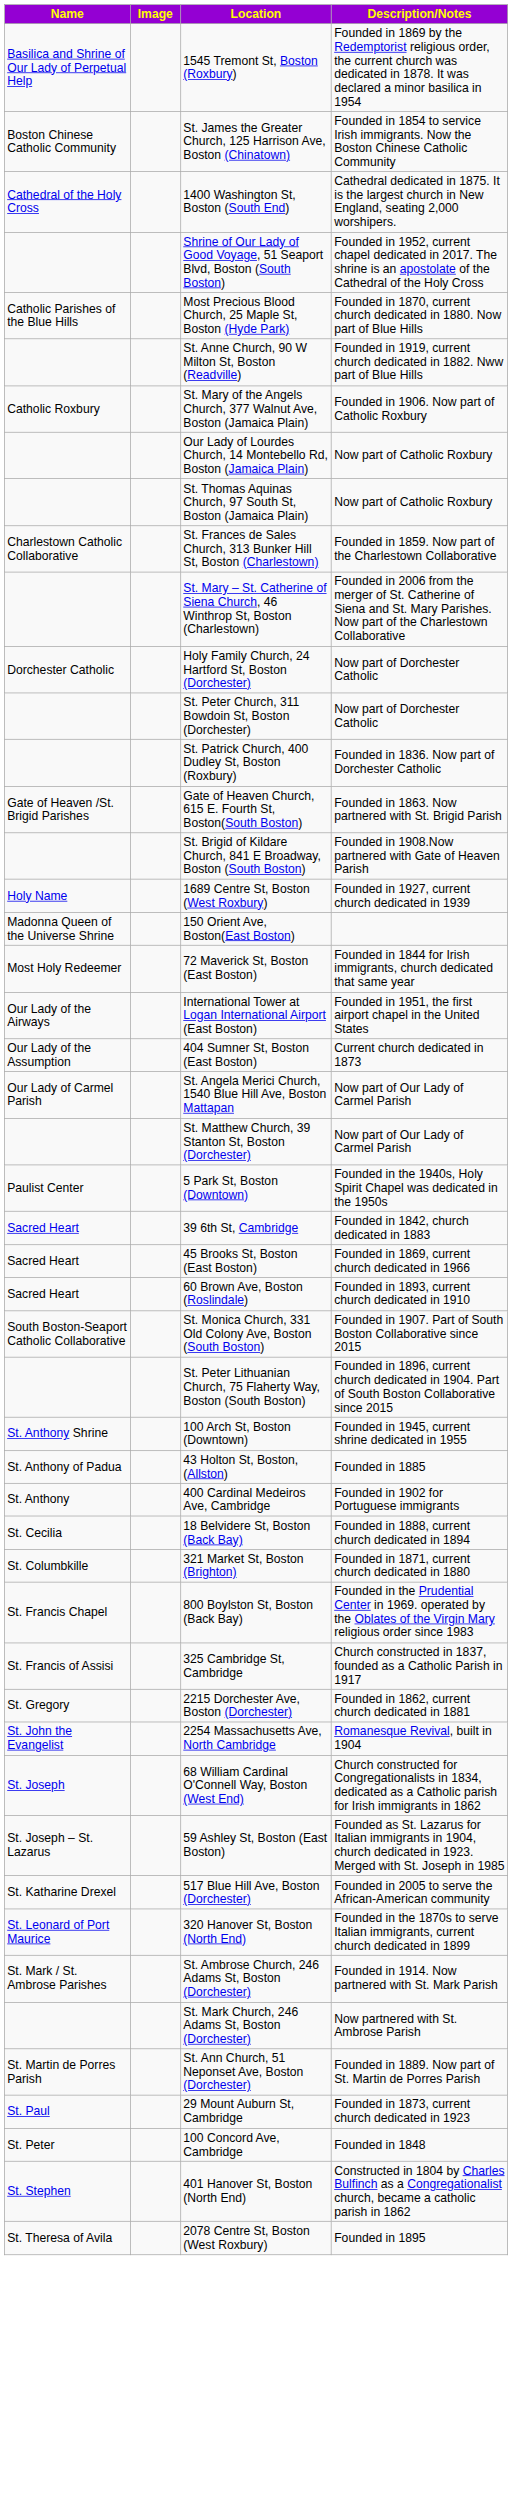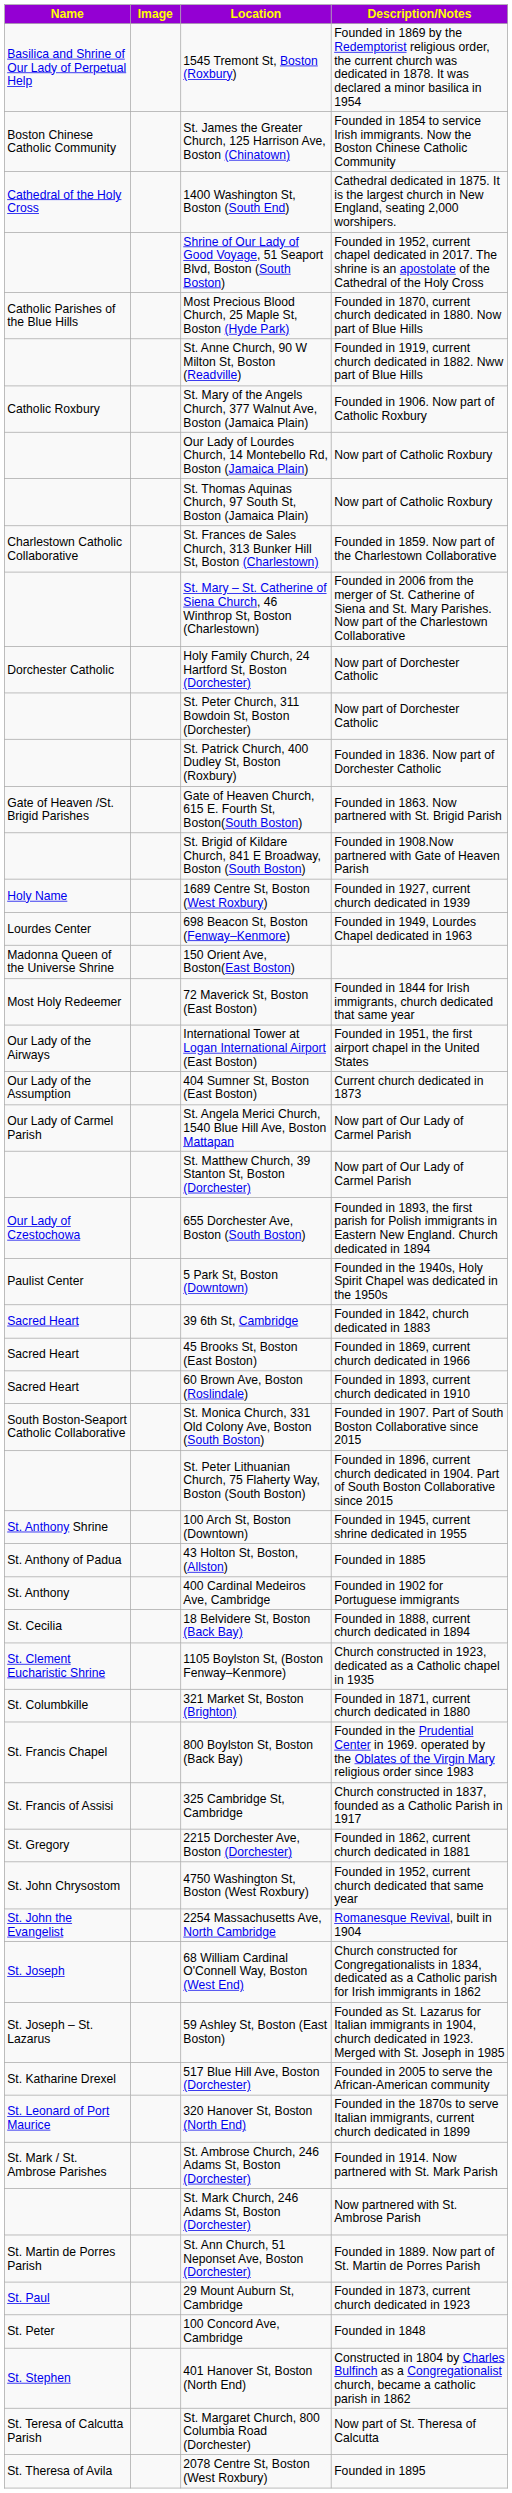+ row: (245, 928)
+ row: (244, 1228)
+ row: (253, 1666)
+ row: (246, 1885)
+ row: (252, 2431)
